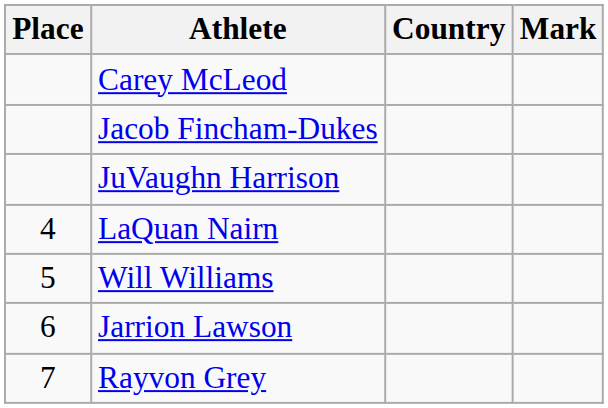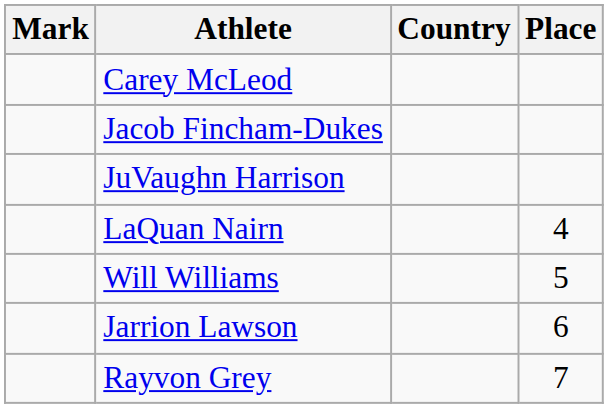columns swapped: (48, 29) <-> (558, 29)
